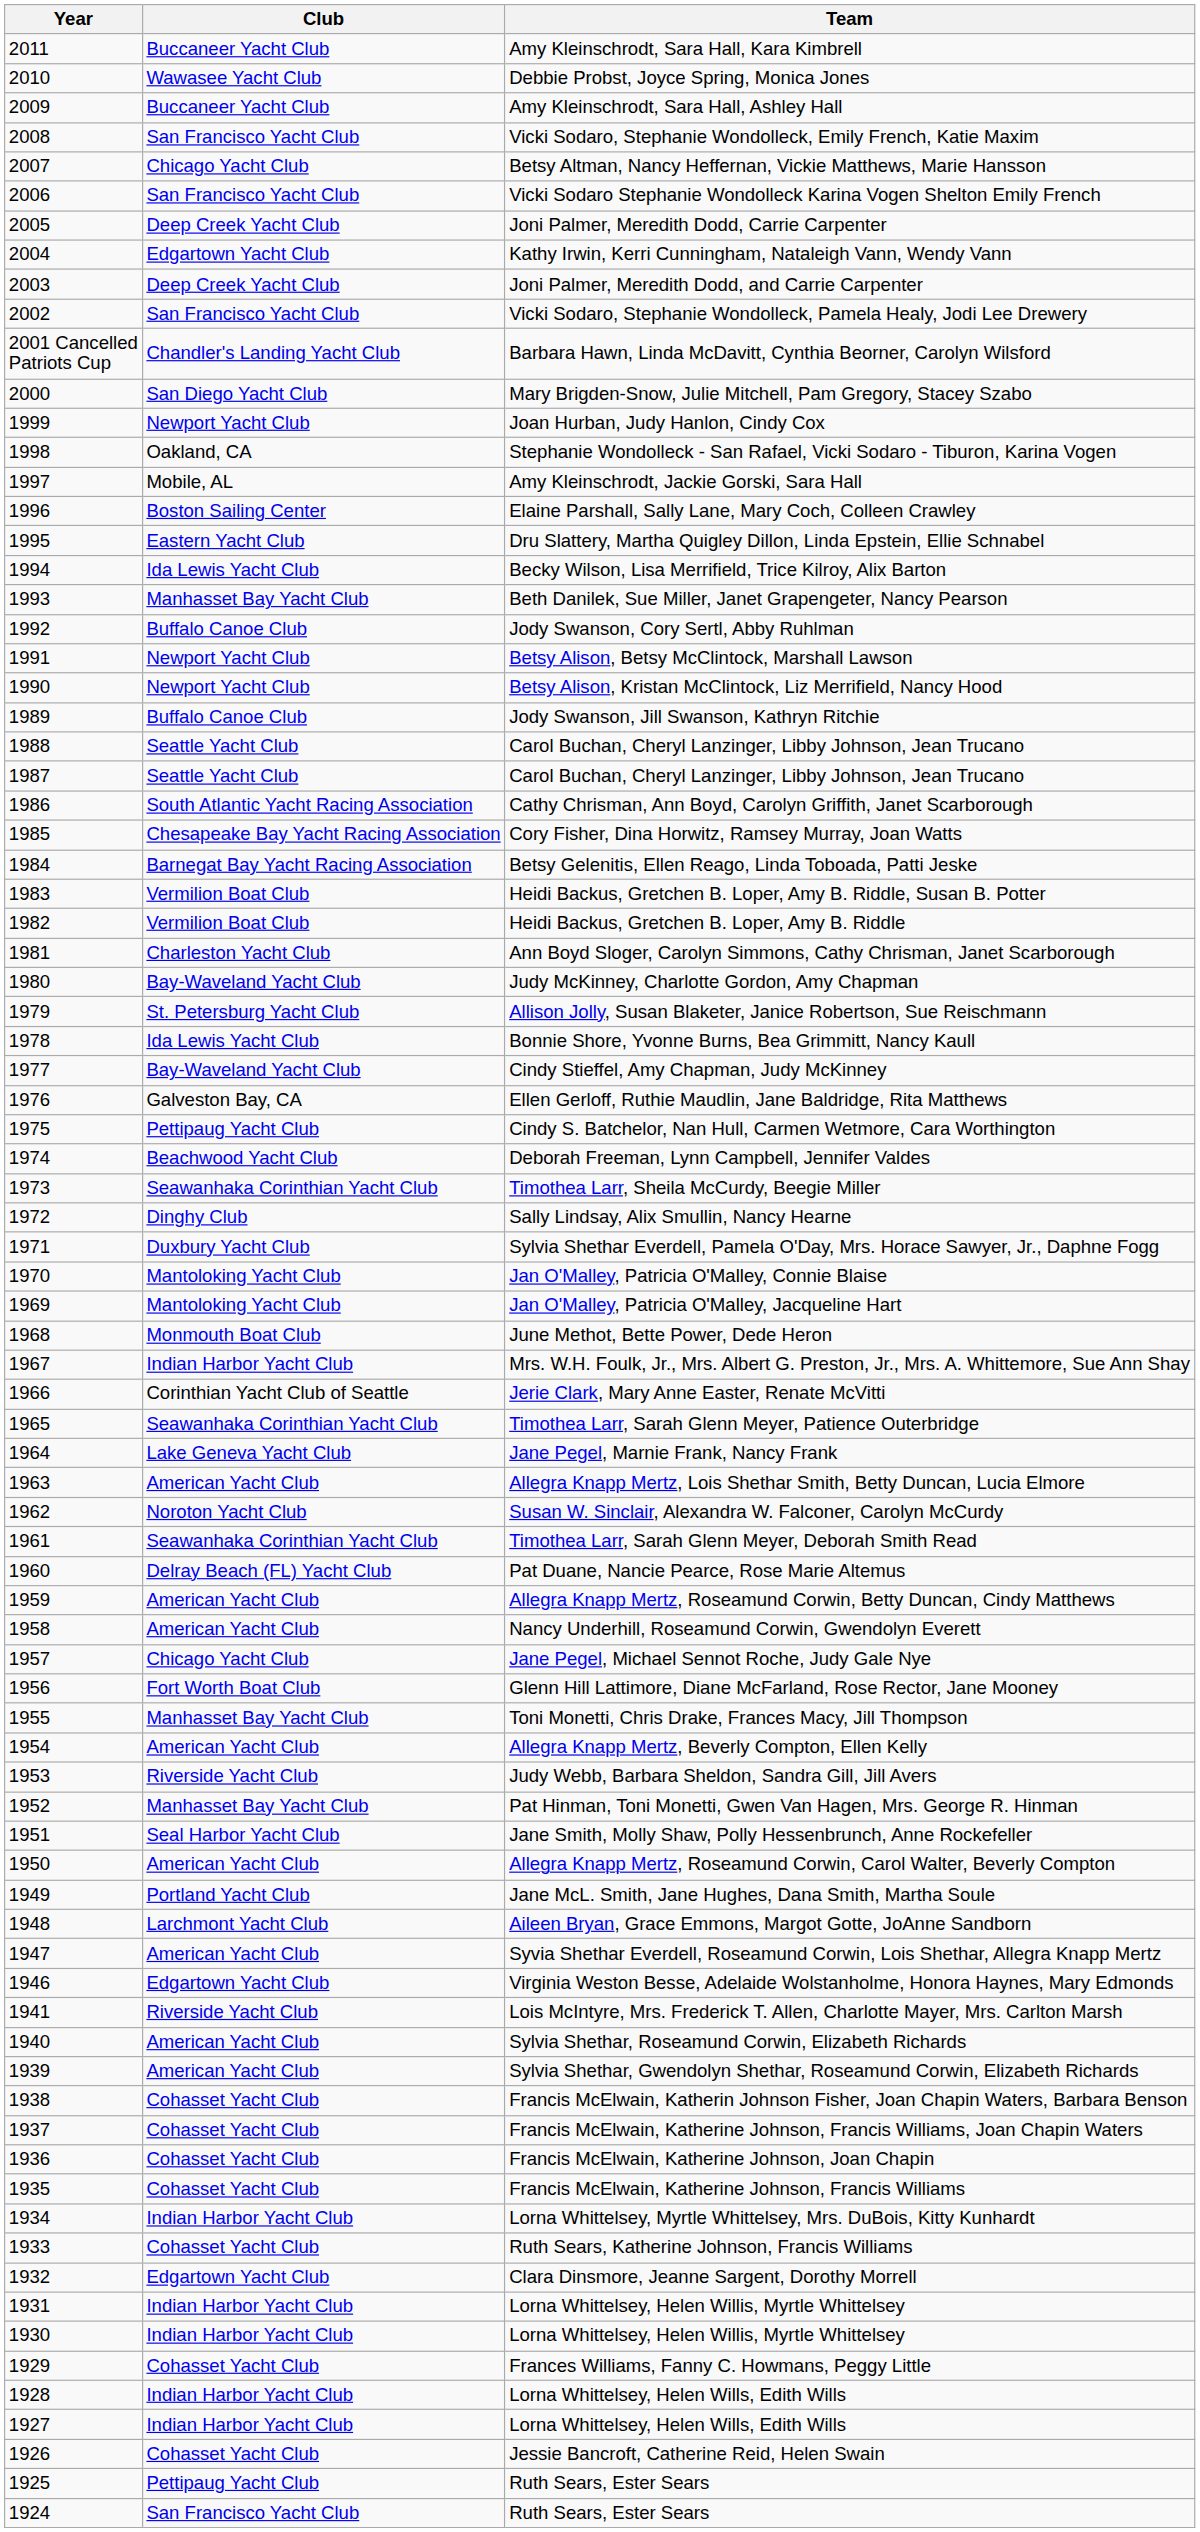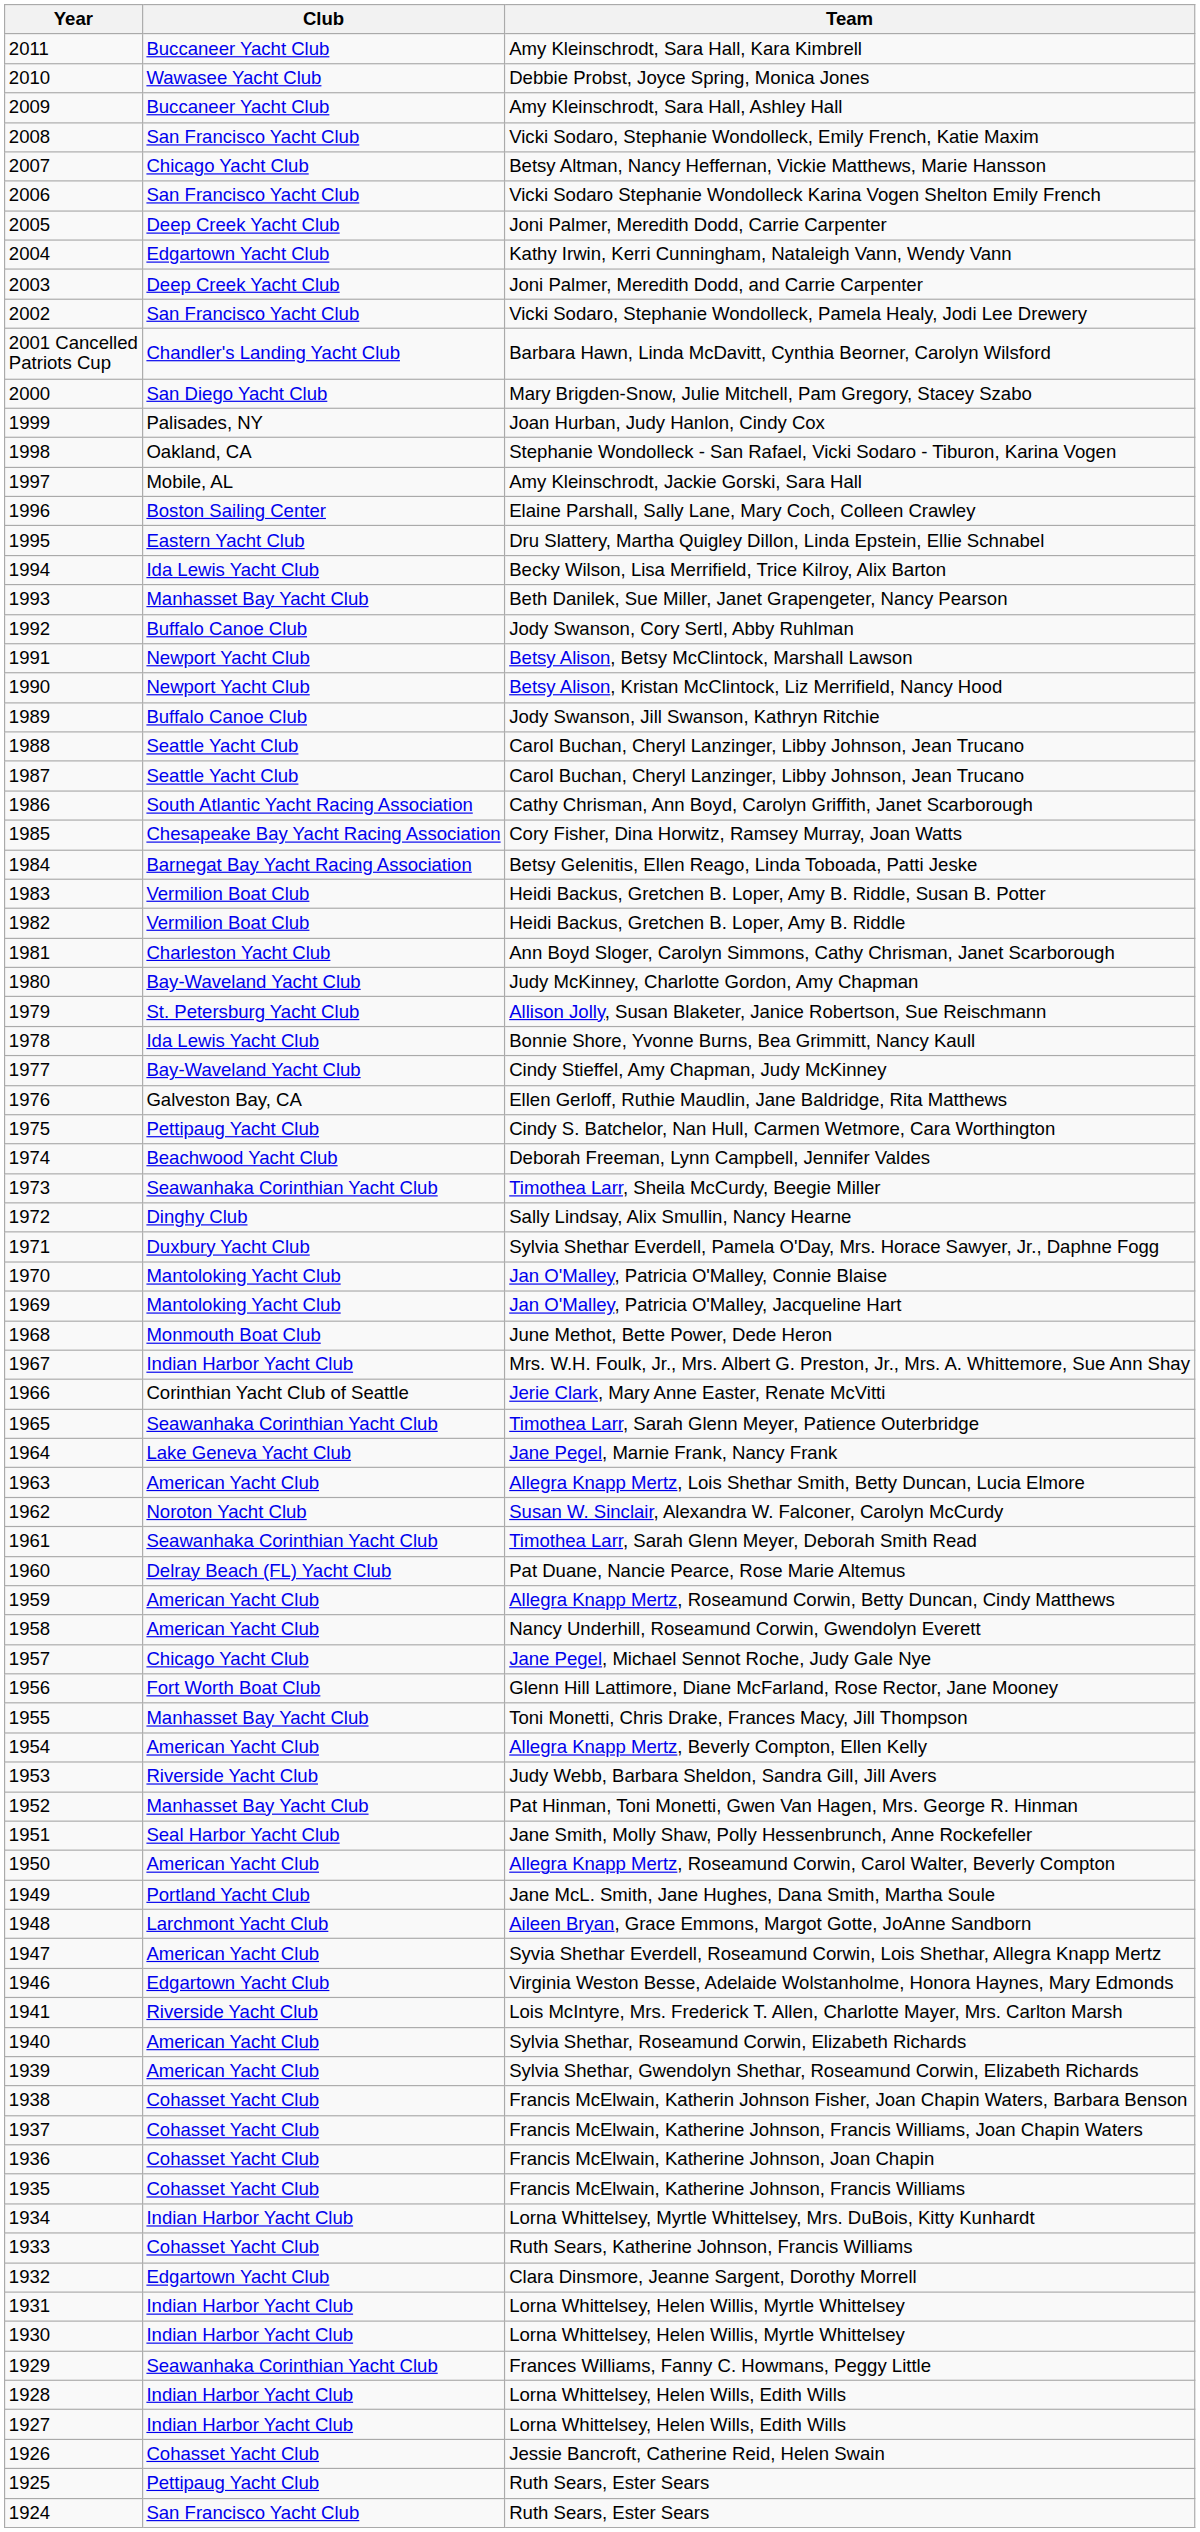(228, 422) Newport Yacht Club -> (205, 422) Palisades, NY
(233, 2365) Cohasset Yacht Club -> (292, 2365) Seawanhaka Corinthian Yacht Club
